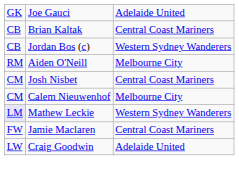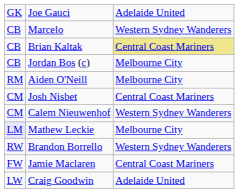+ row: (46, 29)
(165, 29) no background -> (165, 46) khaki background
(173, 46) Western Sydney Wanderers -> (149, 63) Melbourne City
(149, 96) Melbourne City -> (173, 113) Western Sydney Wanderers
(173, 113) Western Sydney Wanderers -> (149, 130) Melbourne City
+ row: (65, 146)
